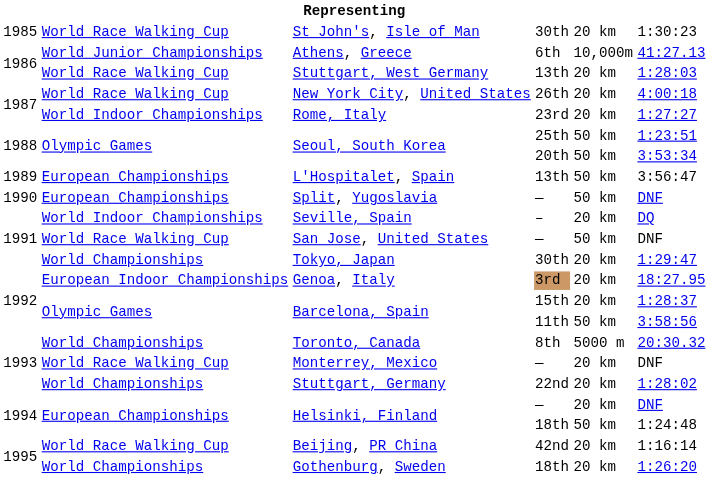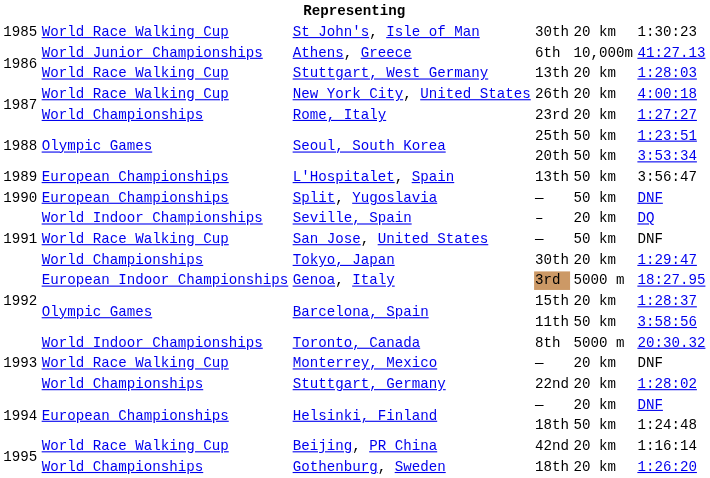(152, 115) World Indoor Championships -> (122, 115) World Championships
(595, 281) 20 km -> (599, 281) 5000 m
(122, 343) World Championships -> (152, 343) World Indoor Championships
